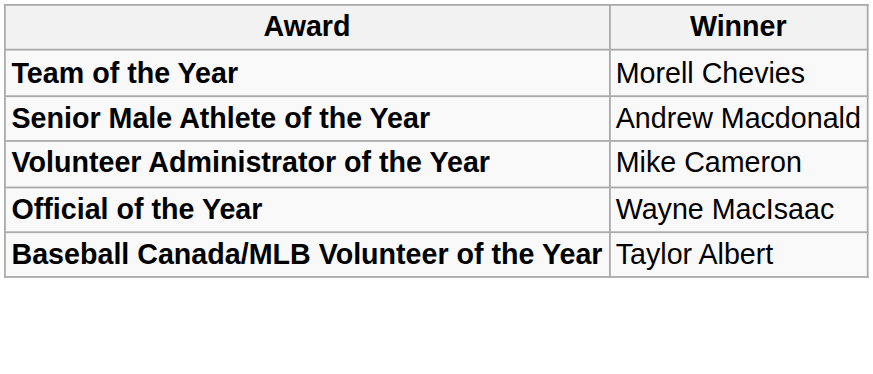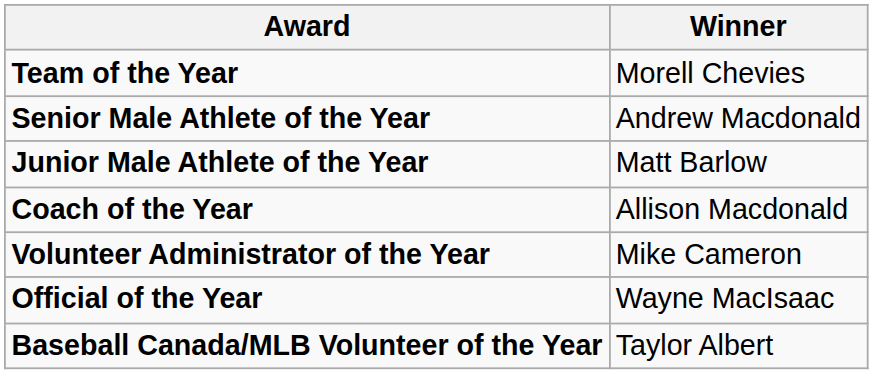+ row: (220, 163)
+ row: (132, 208)
